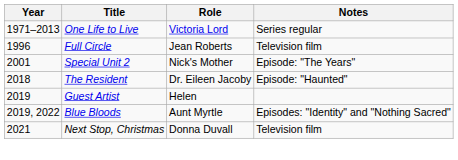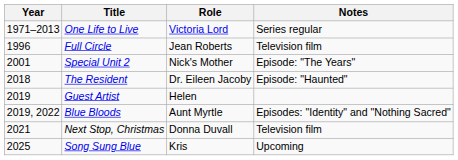+ row: (103, 146)
